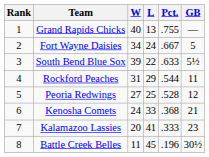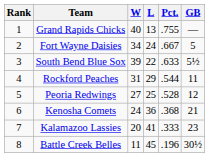(151, 111) 33 -> (151, 111) 36
